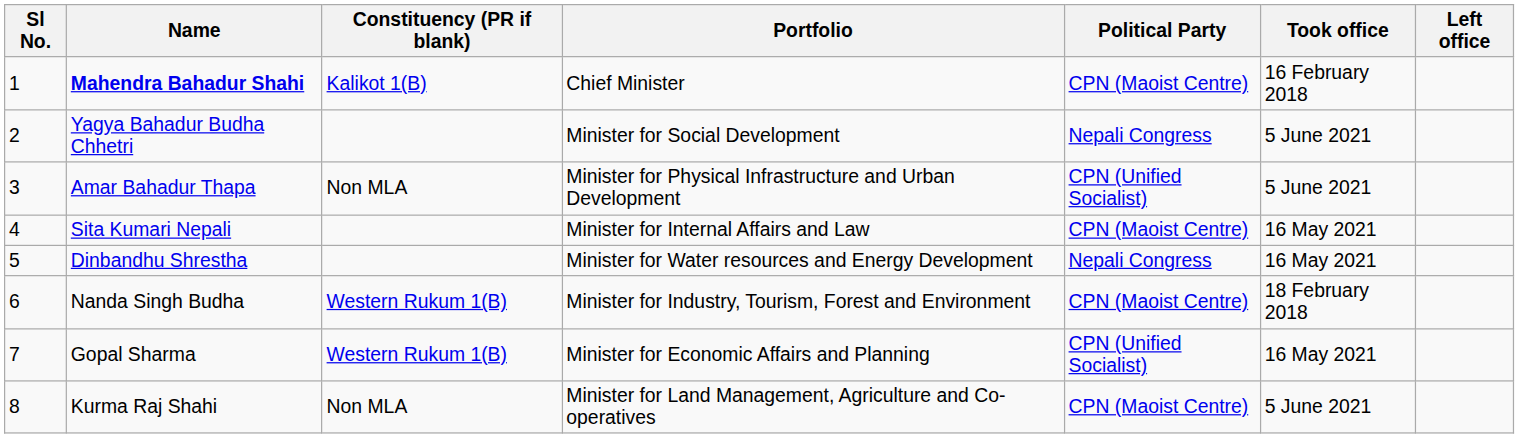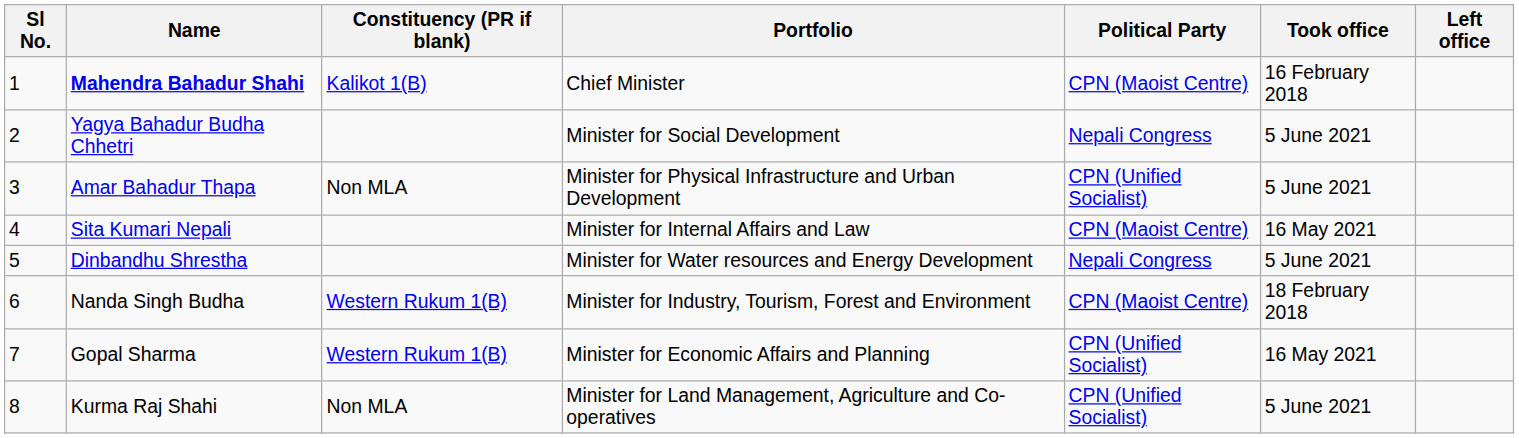(1321, 260) 16 May 2021 -> (1318, 260) 5 June 2021
(1158, 407) CPN (Maoist Centre) -> (1125, 407) CPN (Unified Socialist)
